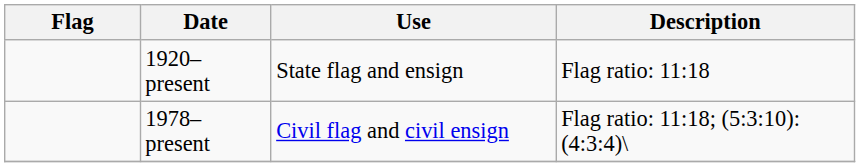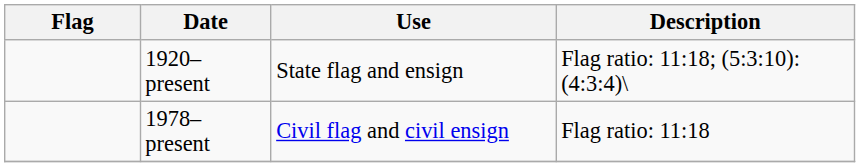(635, 70) Flag ratio: 11:18 -> (681, 70) Flag ratio: 11:18; (5:3:10):(4:3:4)\
(681, 131) Flag ratio: 11:18; (5:3:10):(4:3:4)\ -> (635, 131) Flag ratio: 11:18
